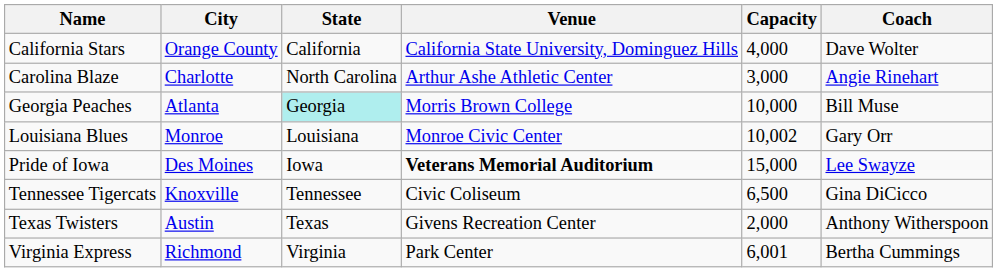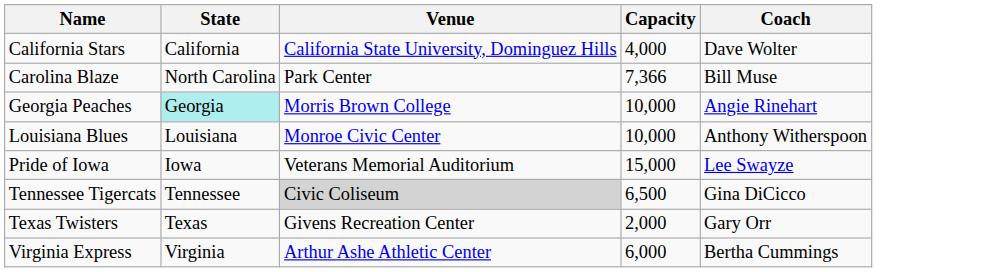- column: (221, 19)
(509, 77) Arthur Ashe Athletic Center -> (328, 77) Park Center
(767, 77) 3,000 -> (646, 77) 7,366
(882, 77) Angie Rinehart -> (741, 77) Bill Muse
(862, 106) Bill Muse -> (761, 106) Angie Rinehart
(772, 135) 10,002 -> (650, 135) 10,000
(859, 135) Gary Orr -> (786, 135) Anthony Witherspoon
(529, 164) bold -> (399, 164) normal
(463, 194) no background -> (342, 194) lightgrey background
(907, 223) Anthony Witherspoon -> (738, 223) Gary Orr
(449, 252) Park Center -> (388, 252) Arthur Ashe Athletic Center
(767, 252) 6,001 -> (646, 252) 6,000
